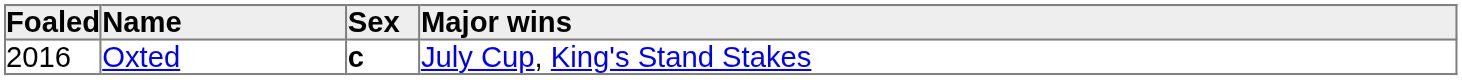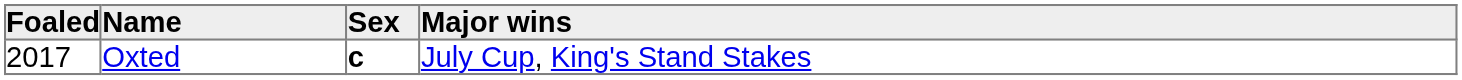(39, 57) 2016 -> (39, 57) 2017
